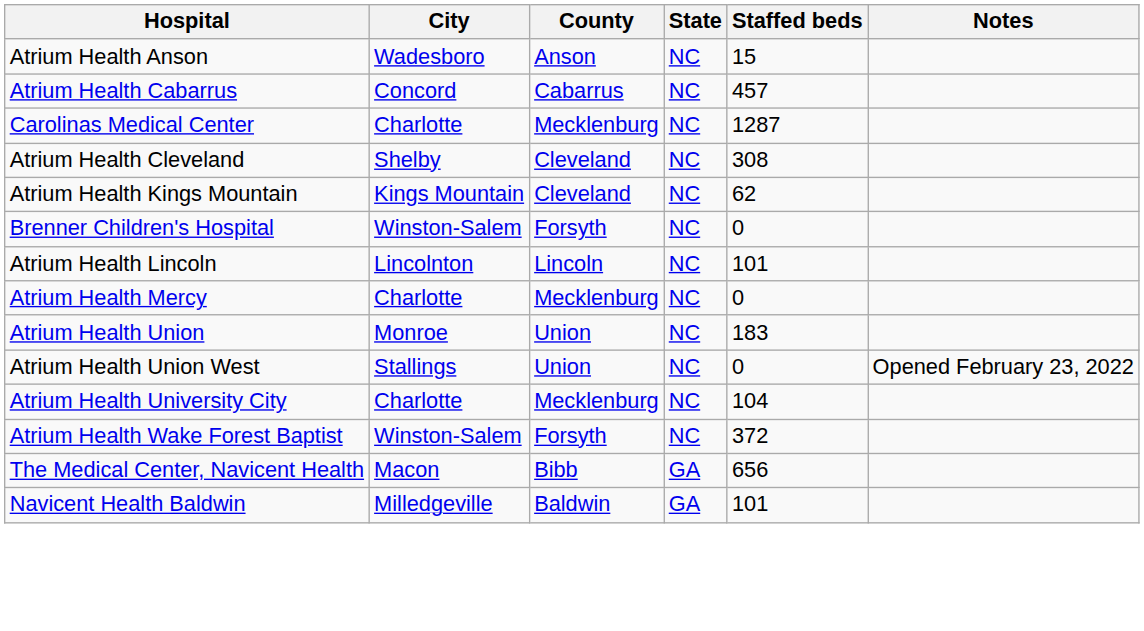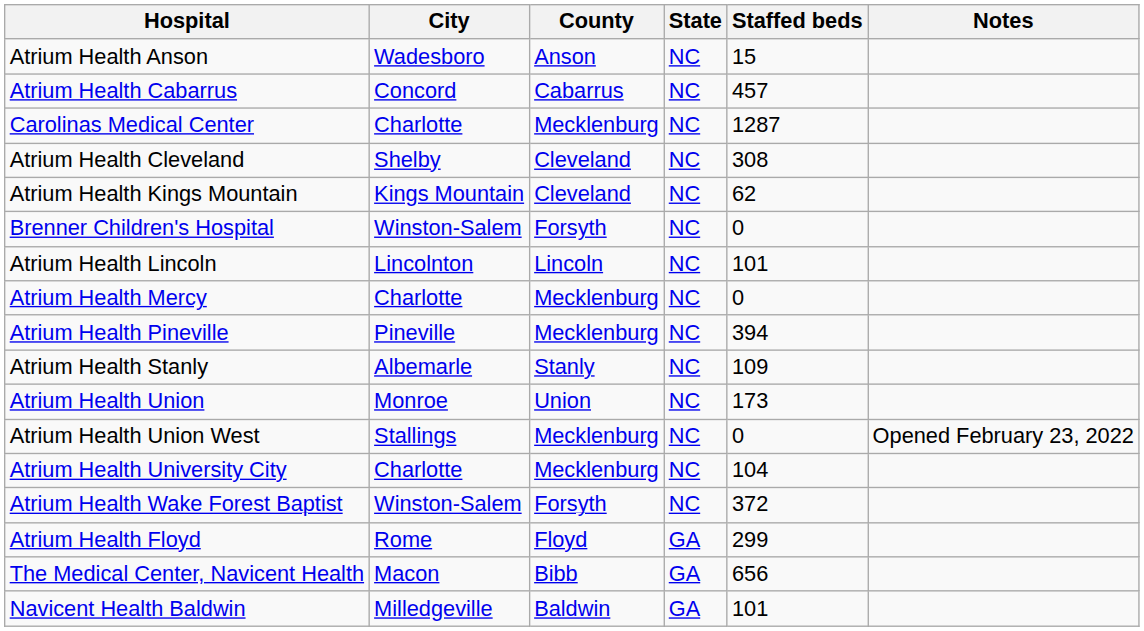+ row: (119, 332)
+ row: (109, 366)
(750, 332) 183 -> (750, 401) 173
(563, 366) Union -> (596, 435) Mecklenburg
+ row: (105, 539)
